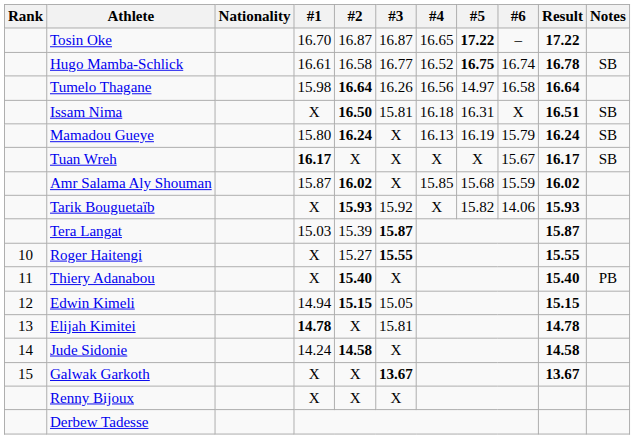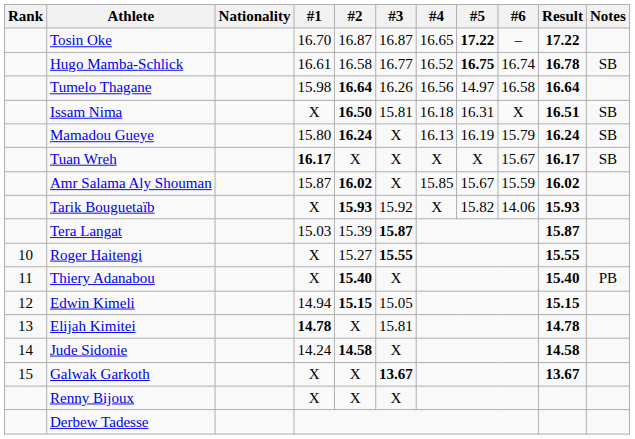(477, 183) 15.68 -> (477, 183) 15.67
